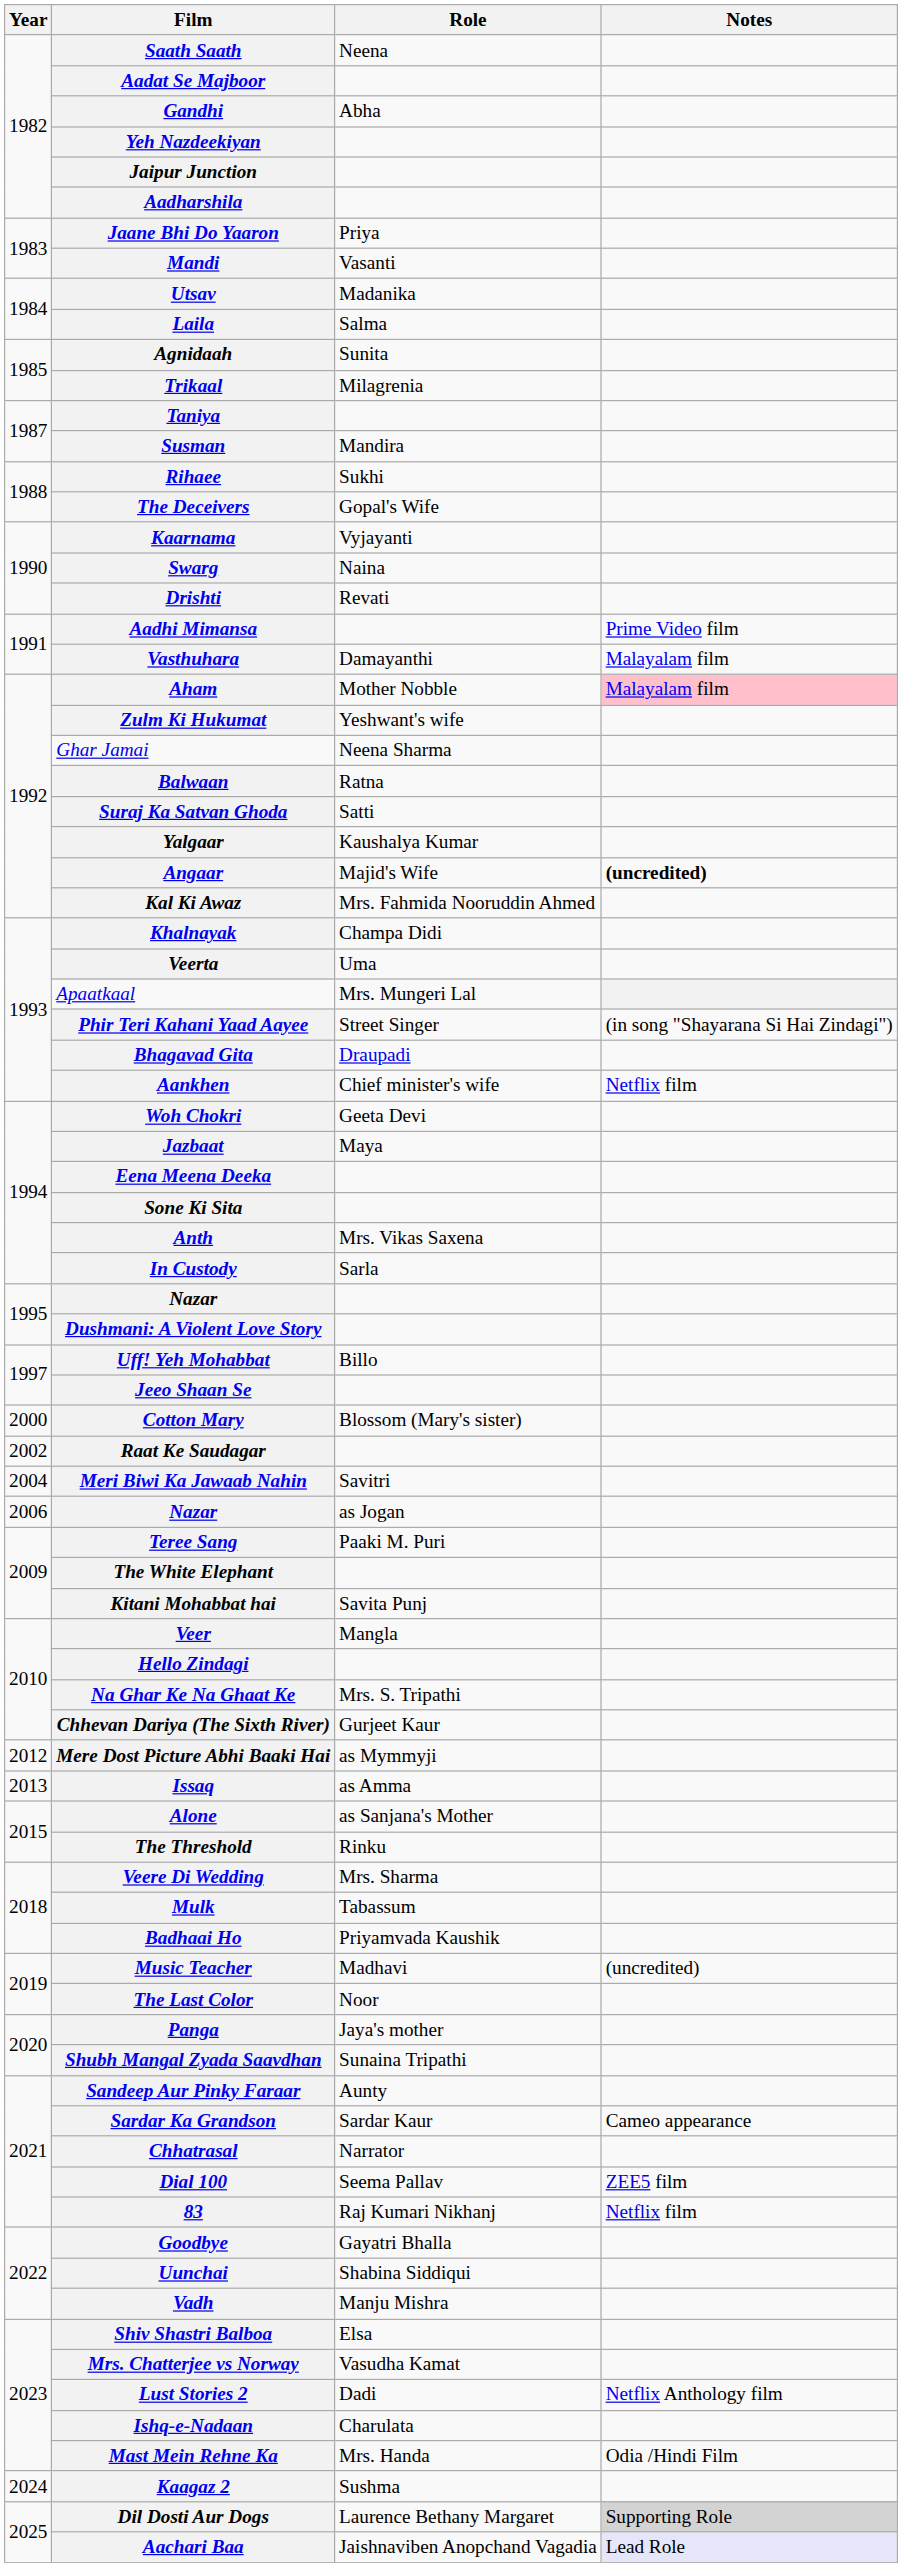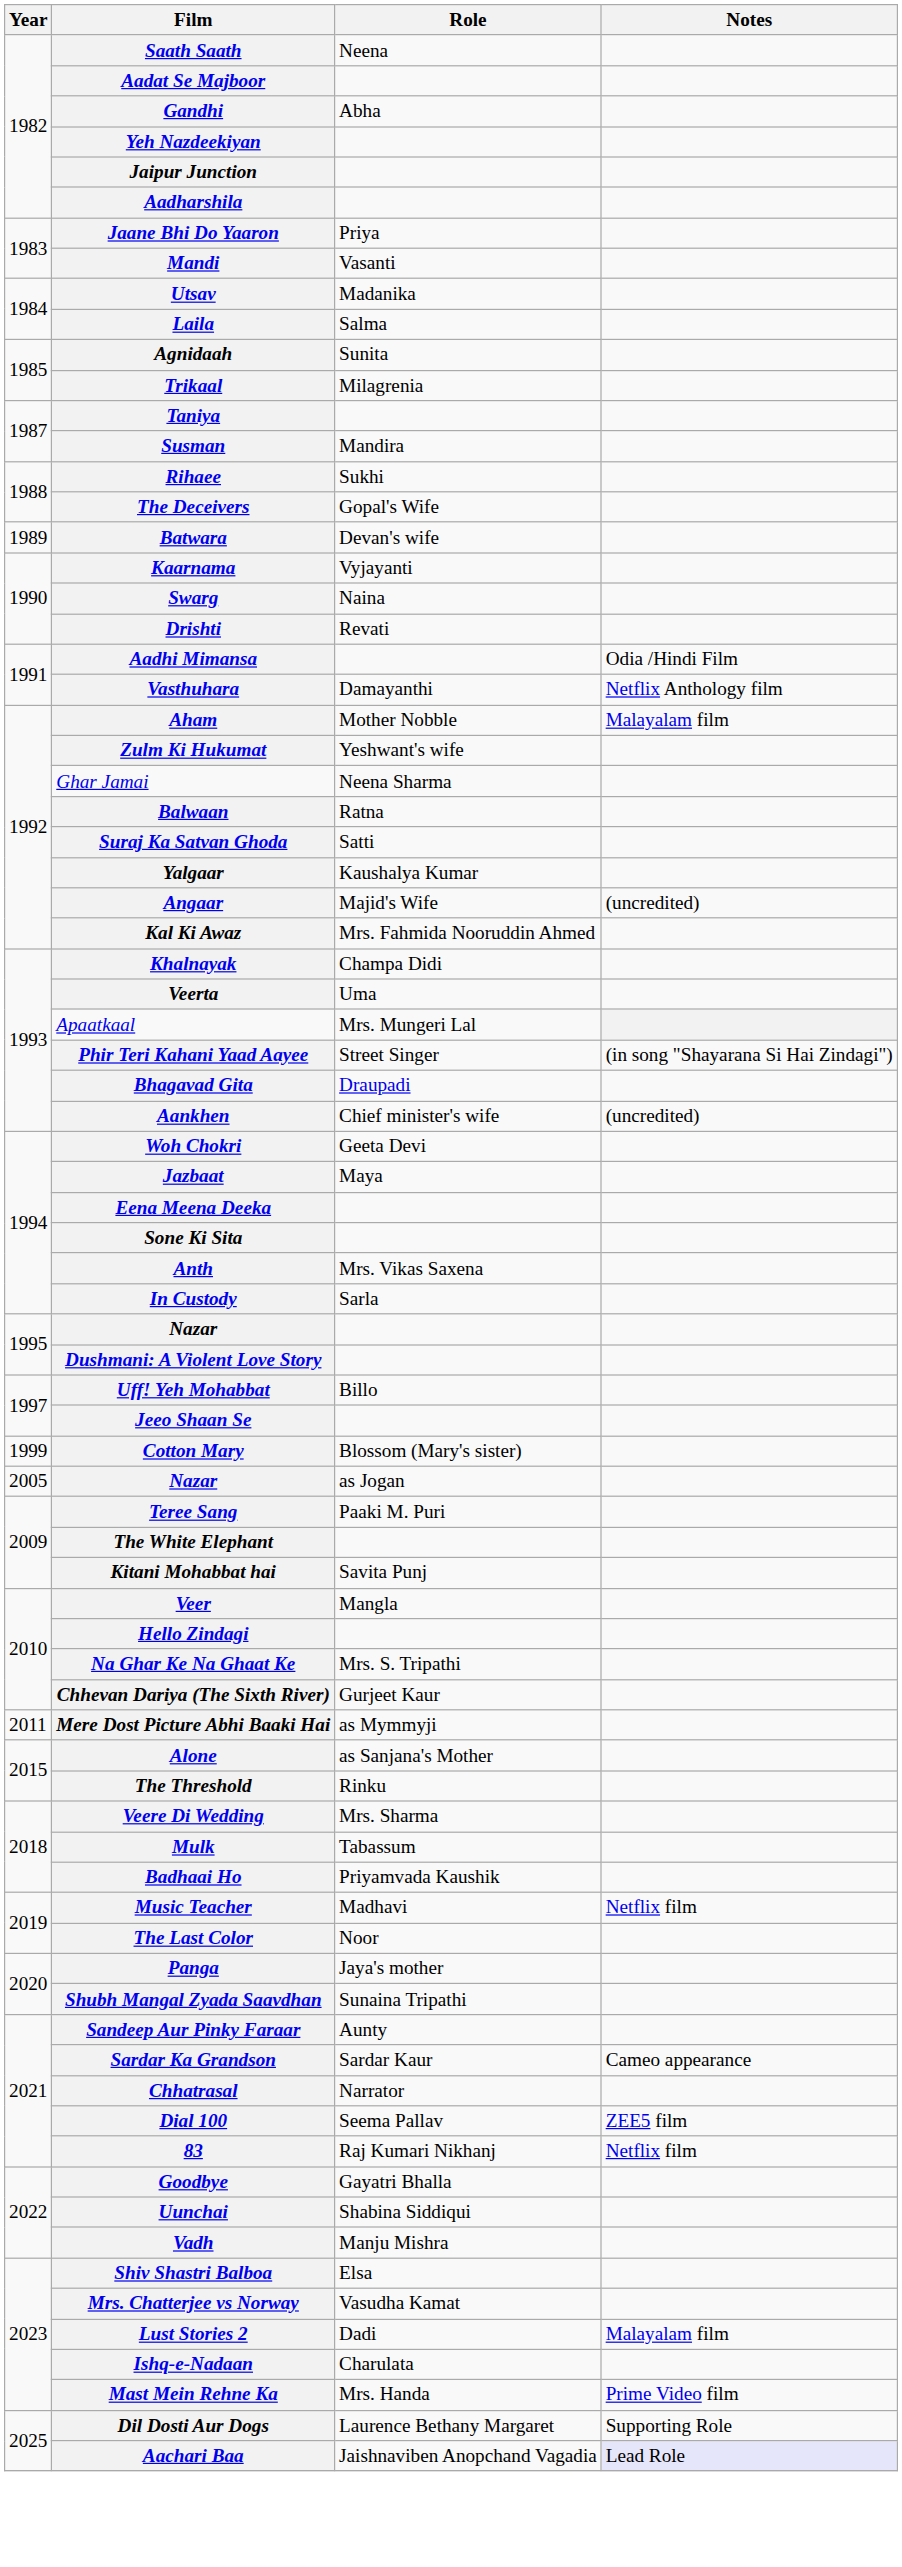+ row: (193, 537)
(672, 628) Prime Video film -> (672, 659) Odia /Hindi Film
(667, 659) Malayalam film -> (694, 689) Netflix Anthology film
(667, 689) pink background -> (667, 720) no background
(656, 872) bold -> (653, 902) normal
(651, 1085) Netflix film -> (653, 1115) (uncredited)
(28, 1420) 2000 -> (28, 1450) 1999
- row: (193, 1450)
- row: (193, 1481)
(28, 1511) 2006 -> (28, 1481) 2005
(28, 1755) 2012 -> (28, 1724) 2011
- row: (193, 1785)
(653, 1968) (uncredited) -> (651, 1907) Netflix film
(694, 2394) Netflix Anthology film -> (667, 2333) Malayalam film
(672, 2455) Odia /Hindi Film -> (672, 2394) Prime Video film
- row: (193, 2486)
(669, 2516) lightgrey background -> (669, 2425) no background
